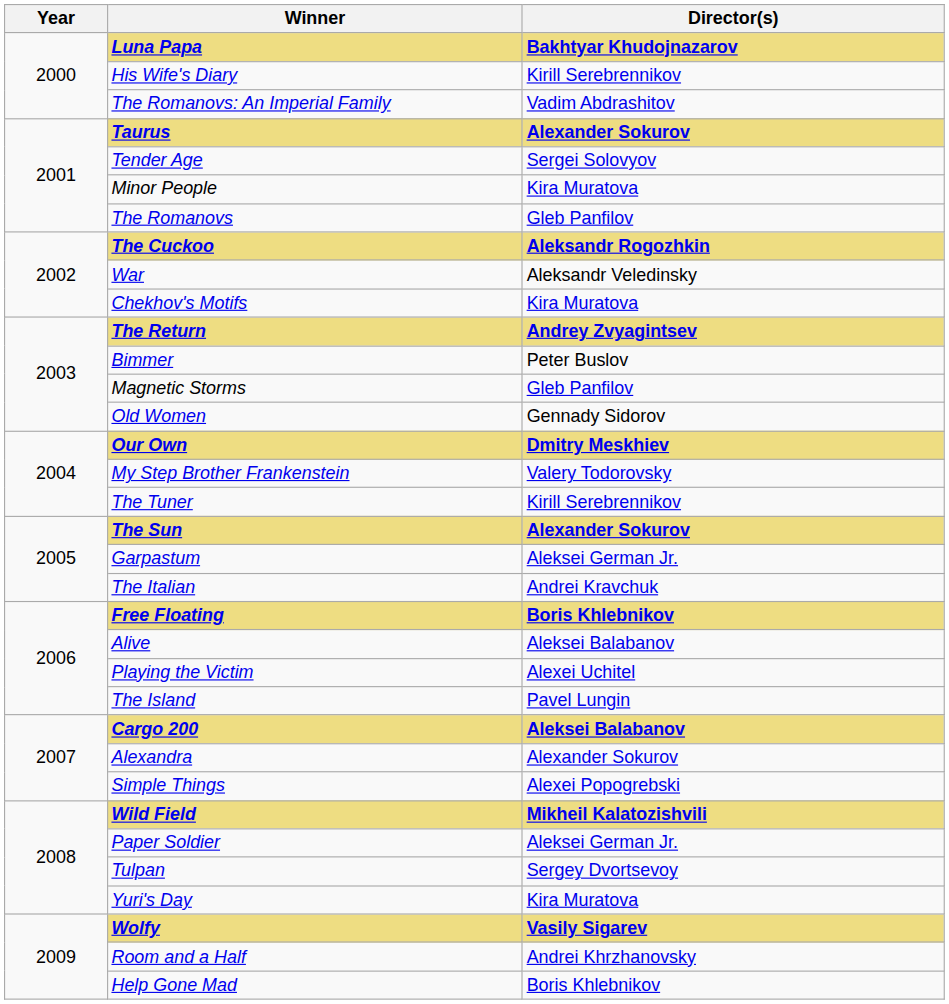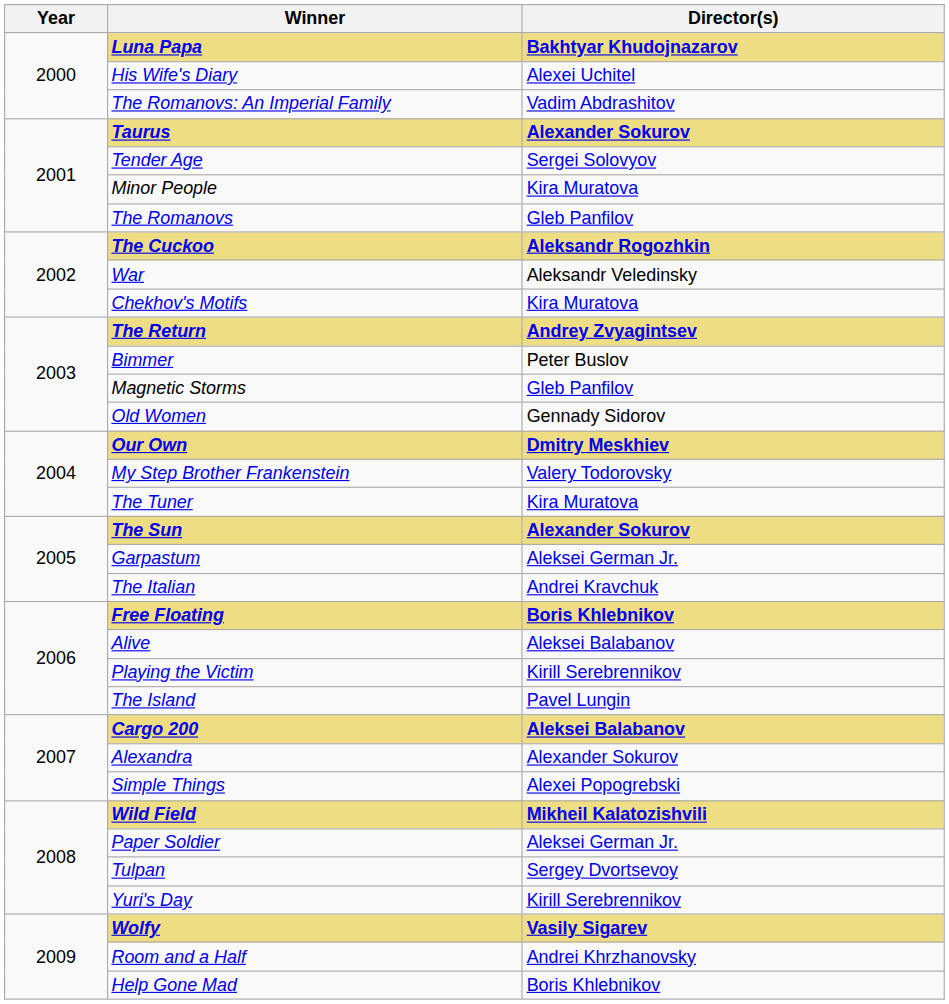(604, 75) Kirill Serebrennikov -> (581, 75) Alexei Uchitel
(604, 501) Kirill Serebrennikov -> (582, 501) Kira Muratova
(581, 672) Alexei Uchitel -> (604, 672) Kirill Serebrennikov
(582, 899) Kira Muratova -> (604, 899) Kirill Serebrennikov
